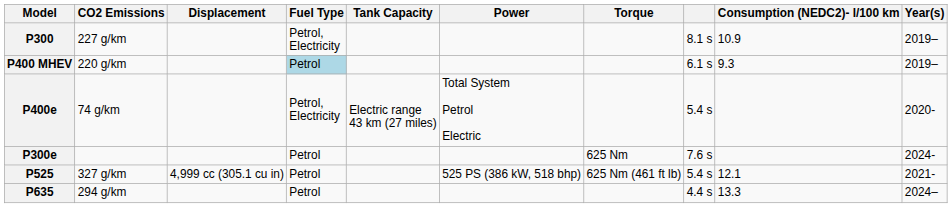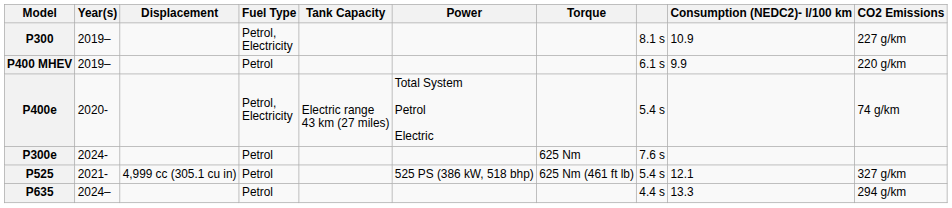columns swapped: (925, 13) <-> (121, 13)
(305, 64) lightblue background -> (257, 64) no background
(726, 64) 9.3 -> (679, 64) 9.9
